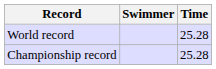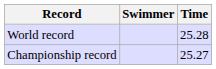(194, 54) 25.28 -> (194, 54) 25.27
